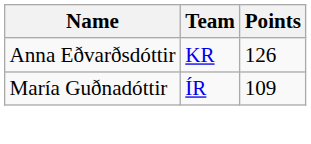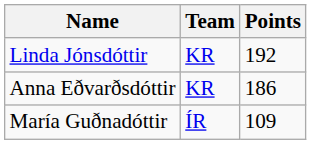+ row: (78, 54)
(261, 54) 126 -> (261, 88) 186
